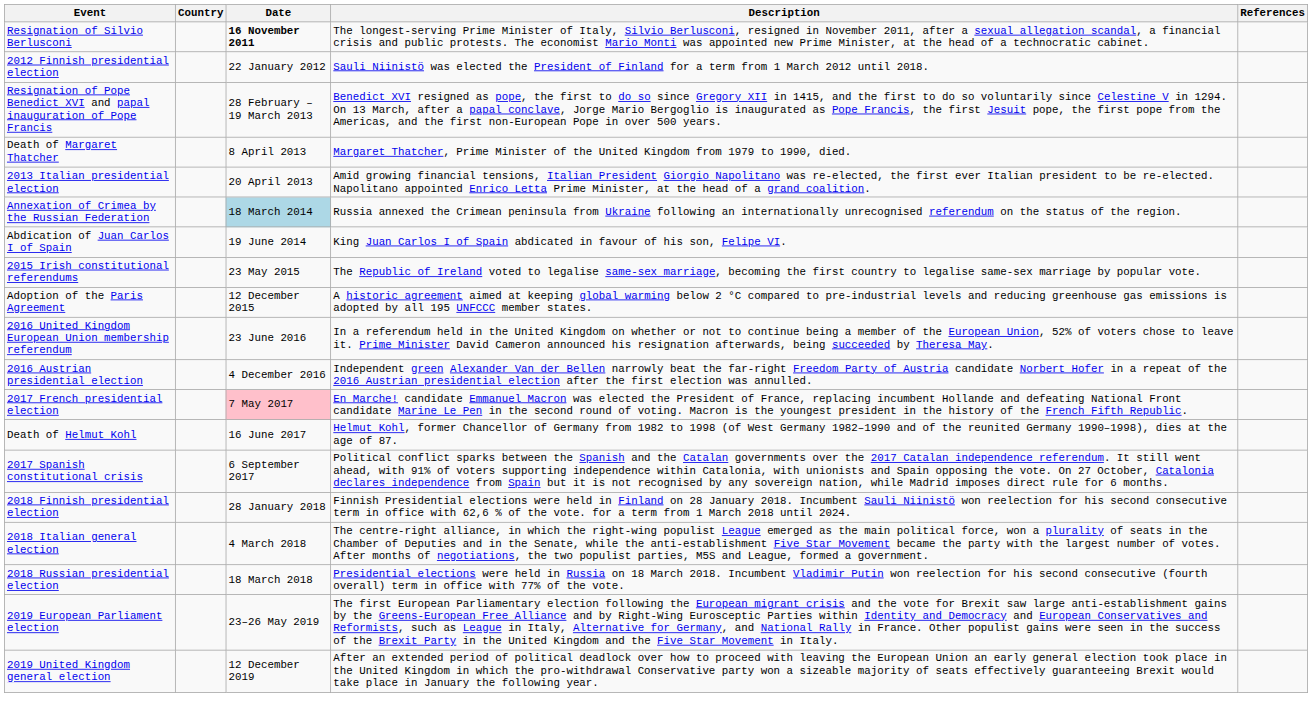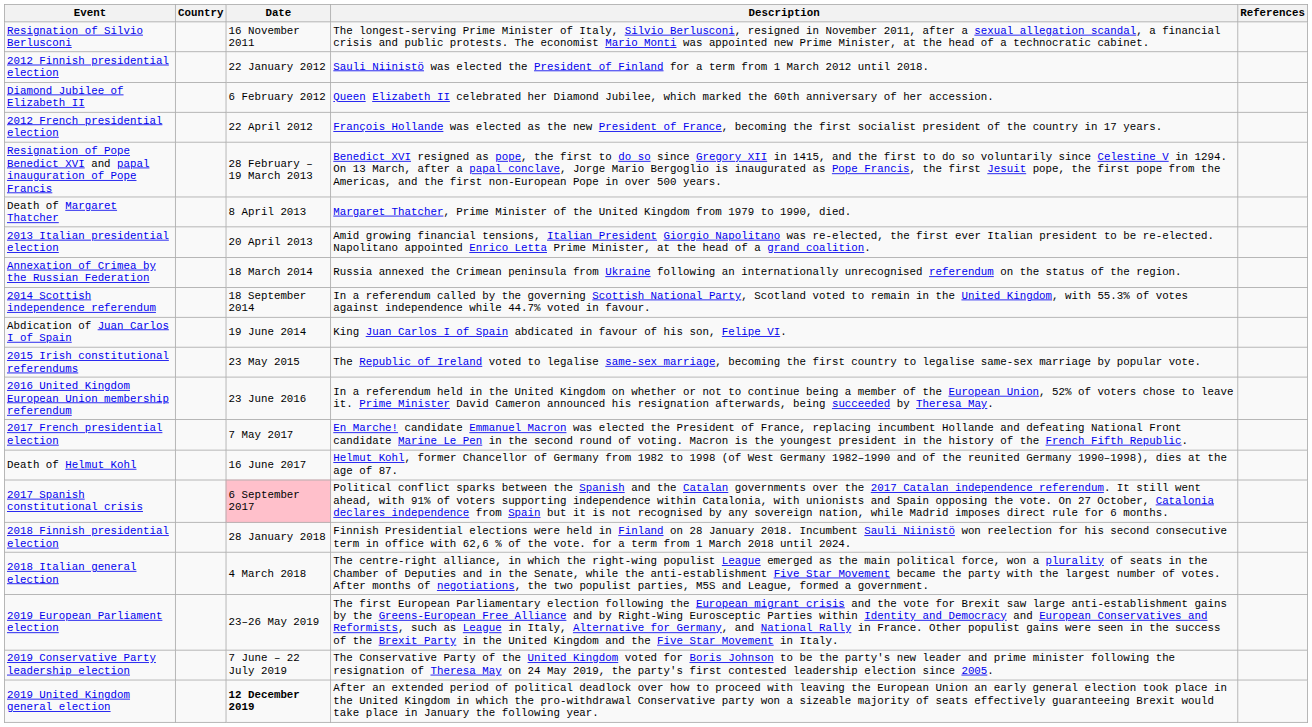(264, 37) bold -> (264, 37) normal
+ row: (65, 97)
+ row: (85, 127)
(271, 212) lightblue background -> (271, 272) no background
+ row: (81, 302)
- row: (75, 302)
- row: (75, 375)
(261, 405) pink background -> (261, 435) no background
(264, 471) no background -> (264, 501) pink background
- row: (88, 580)
+ row: (81, 665)
(264, 671) normal -> (264, 701) bold
